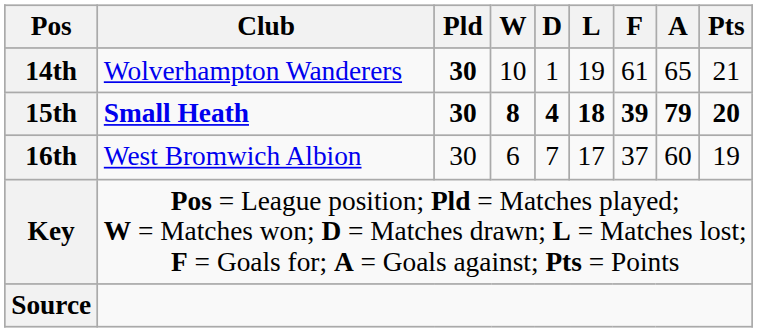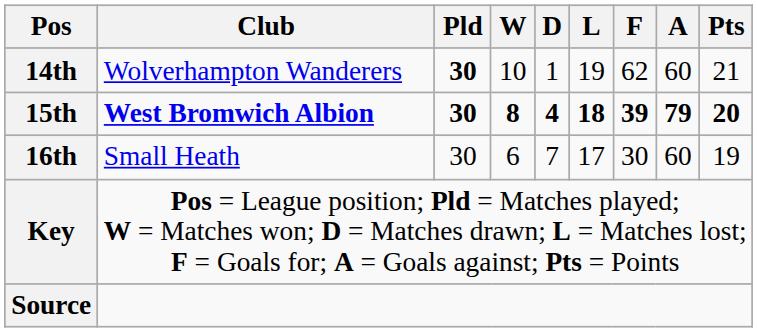(635, 69) 61 -> (635, 69) 62
(678, 69) 65 -> (678, 69) 60
(176, 113) Small Heath -> (239, 113) West Bromwich Albion
(233, 156) West Bromwich Albion -> (172, 156) Small Heath
(635, 156) 37 -> (635, 156) 30
